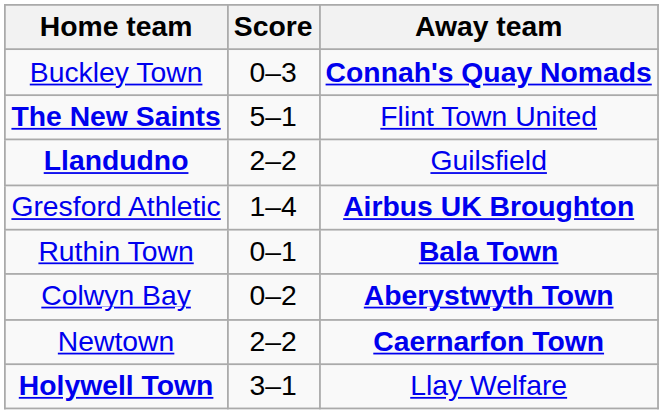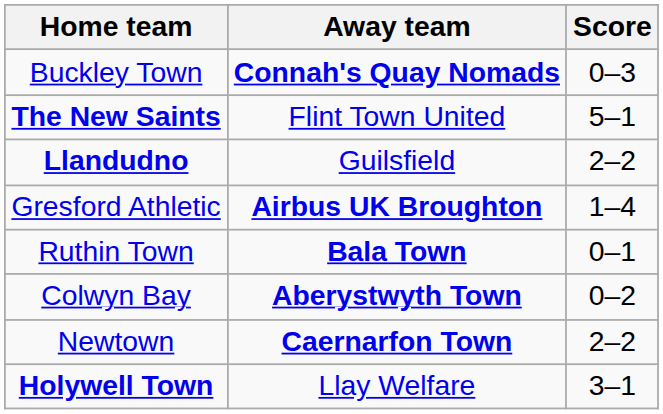columns swapped: (273, 26) <-> (489, 26)
